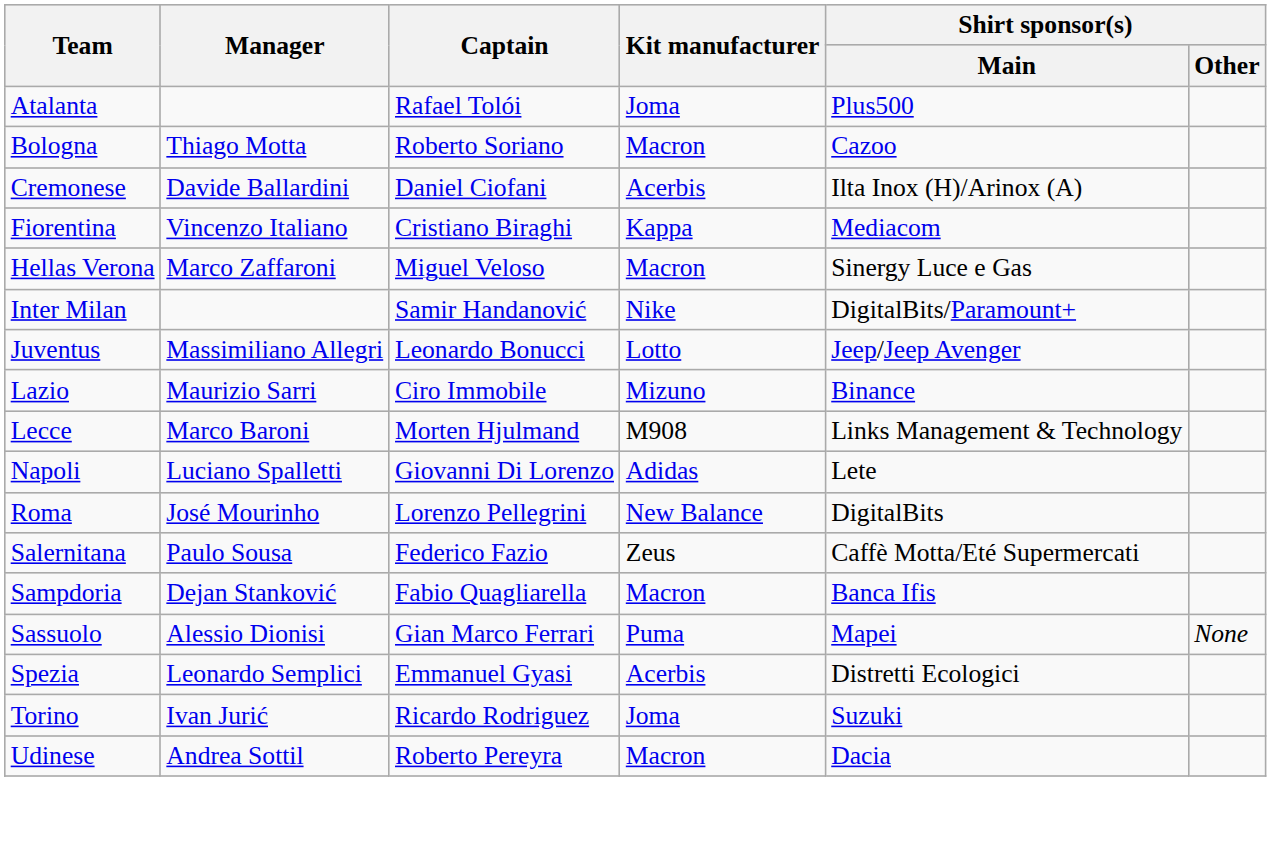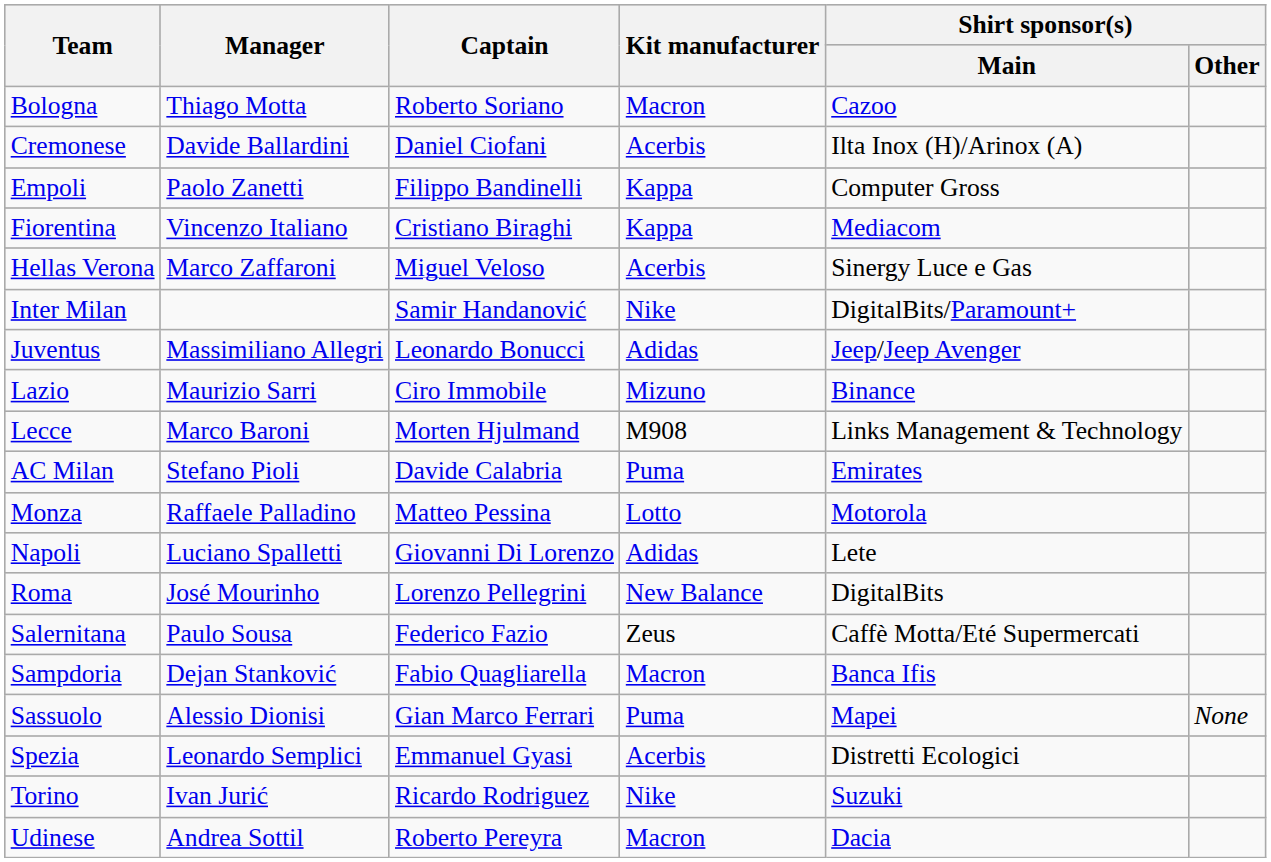- row: (54, 106)
+ row: (48, 187)
(666, 268) Macron -> (666, 268) Acerbis
(654, 349) Lotto -> (662, 349) Adidas
+ row: (62, 471)
+ row: (46, 512)
(653, 715) Joma -> (651, 796) Nike
